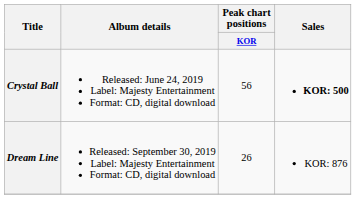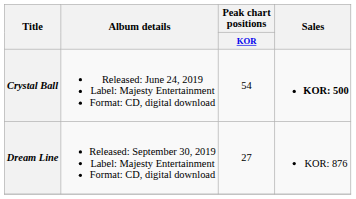(247, 85) 56 -> (247, 85) 54
(247, 157) 26 -> (247, 157) 27
